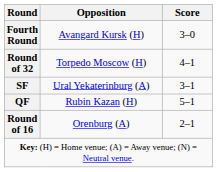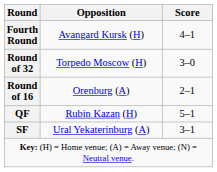(187, 35) 3–0 -> (187, 35) 4–1
(187, 63) 4–1 -> (187, 63) 3–0
rows swapped: (22, 124) <-> (22, 85)
